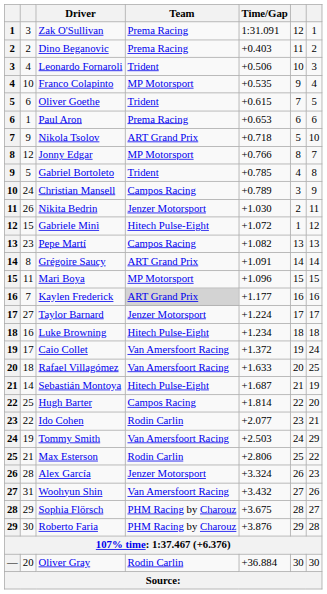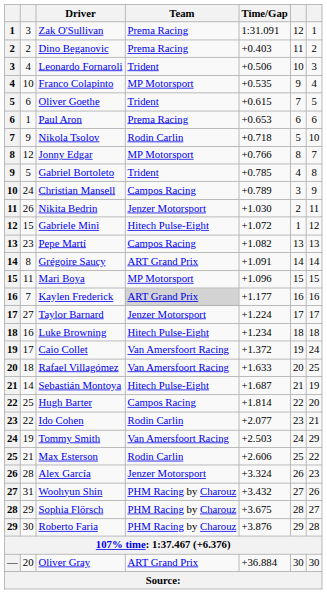(163, 137) ART Grand Prix -> (155, 137) Rodin Carlin
(257, 456) +2.806 -> (257, 456) +2.606
(178, 491) Van Amersfoort Racing -> (182, 491) PHM Racing by Charouz
(155, 562) Rodin Carlin -> (163, 562) ART Grand Prix
